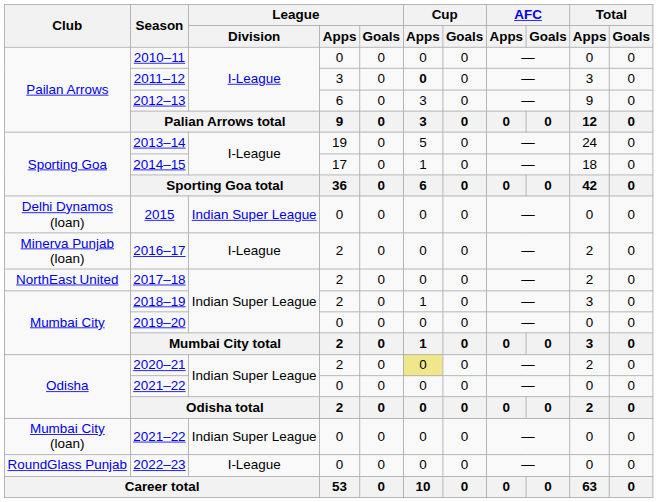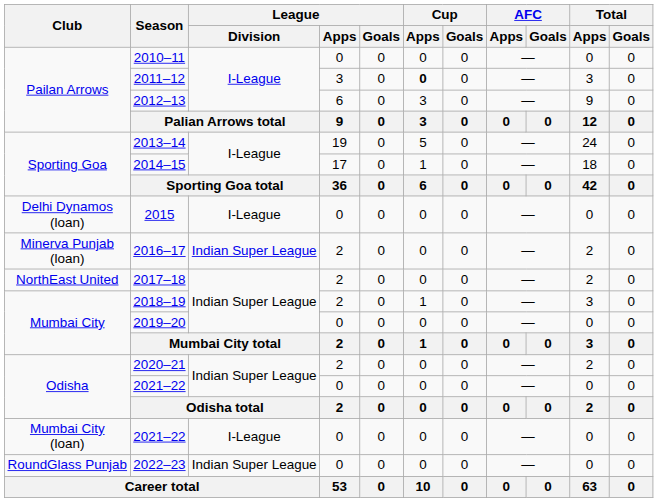(254, 214) Indian Super League -> (254, 214) I-League
(254, 250) I-League -> (254, 250) Indian Super League
(423, 365) khaki background -> (423, 365) no background
(254, 436) Indian Super League -> (254, 436) I-League
(254, 465) I-League -> (254, 465) Indian Super League
